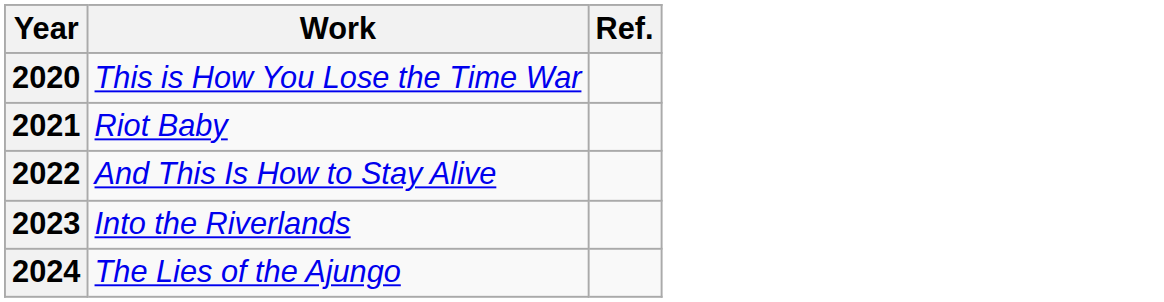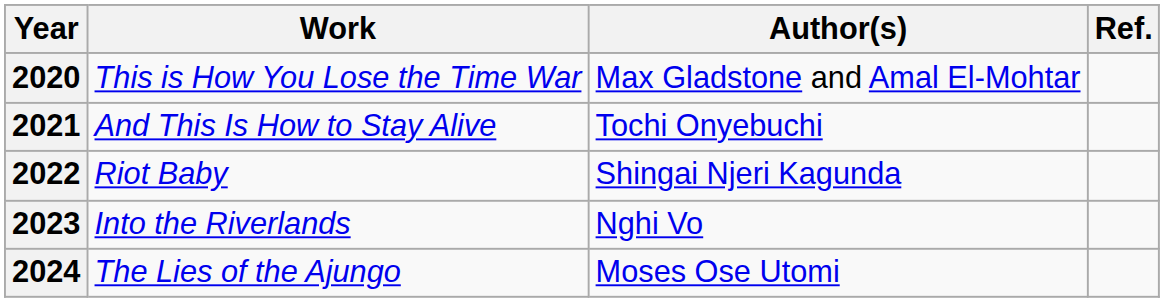+ column: (838, 28)
(161, 126) Riot Baby -> (295, 126) And This Is How to Stay Alive
(295, 175) And This Is How to Stay Alive -> (161, 175) Riot Baby
